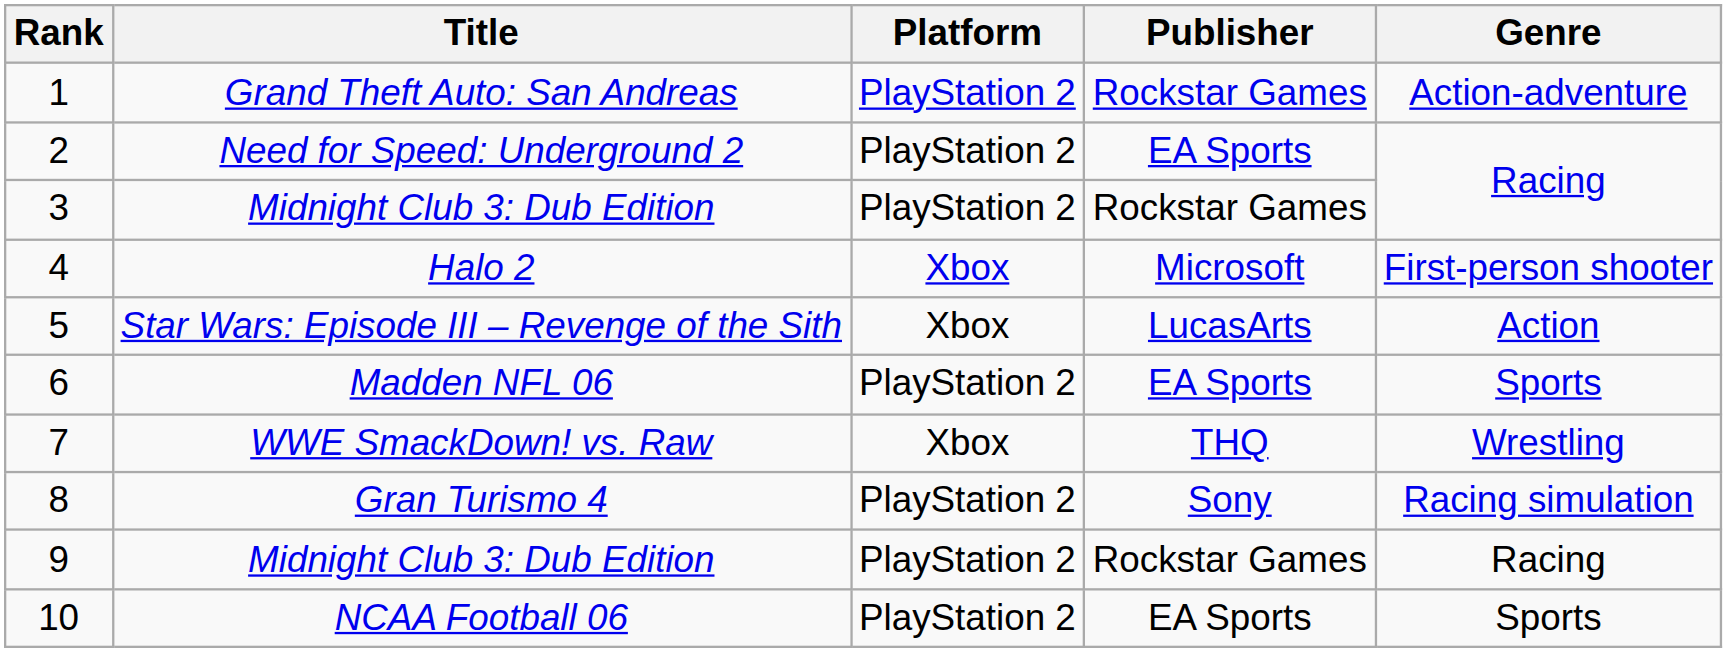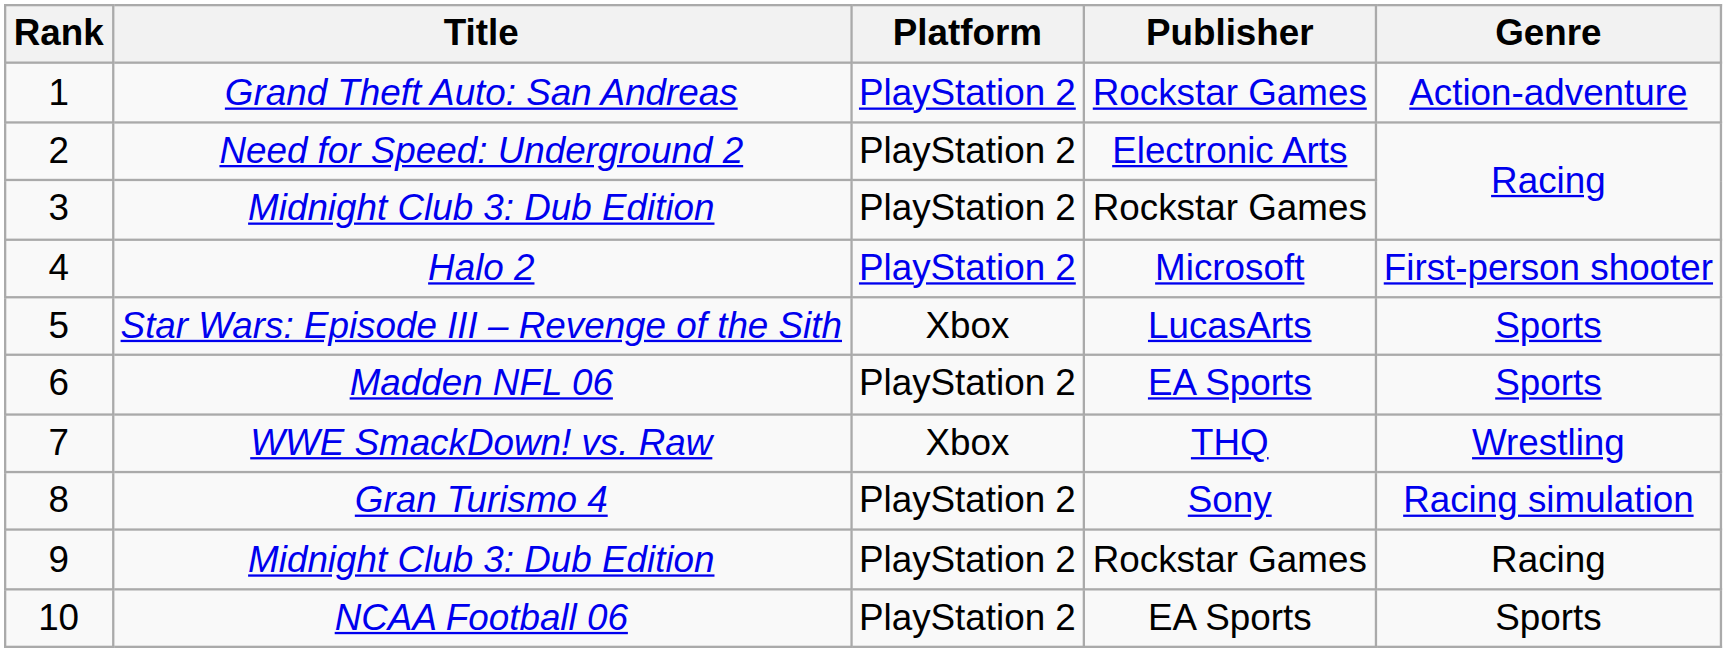(1230, 150) EA Sports -> (1230, 150) Electronic Arts
(967, 267) Xbox -> (967, 267) PlayStation 2
(1548, 325) Action -> (1548, 325) Sports
